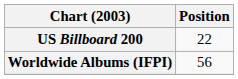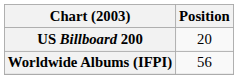(204, 39) 22 -> (204, 39) 20
